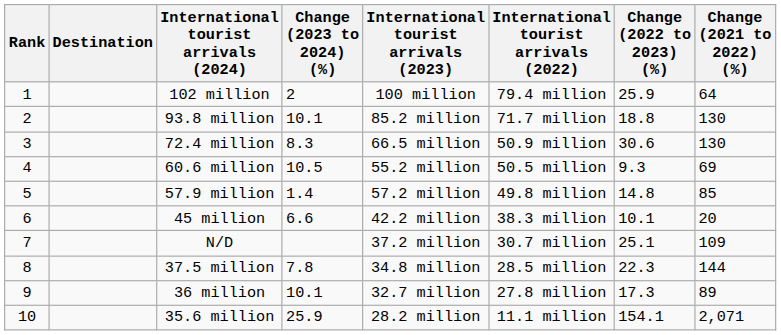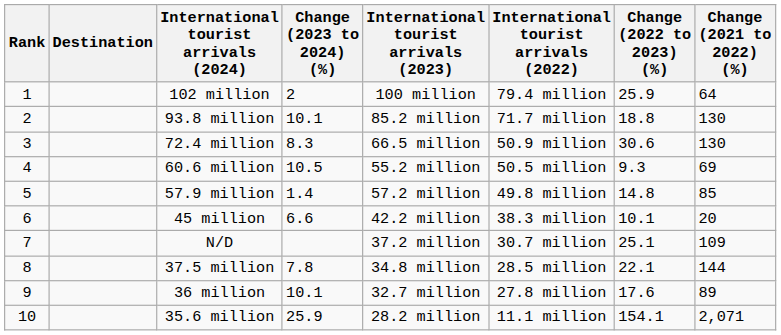(636, 268) 22.3 -> (636, 268) 22.1
(636, 293) 17.3 -> (636, 293) 17.6
